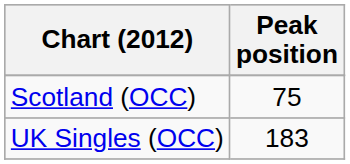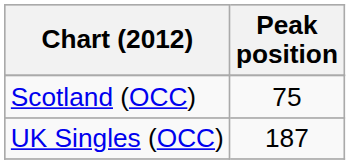(287, 138) 183 -> (287, 138) 187
